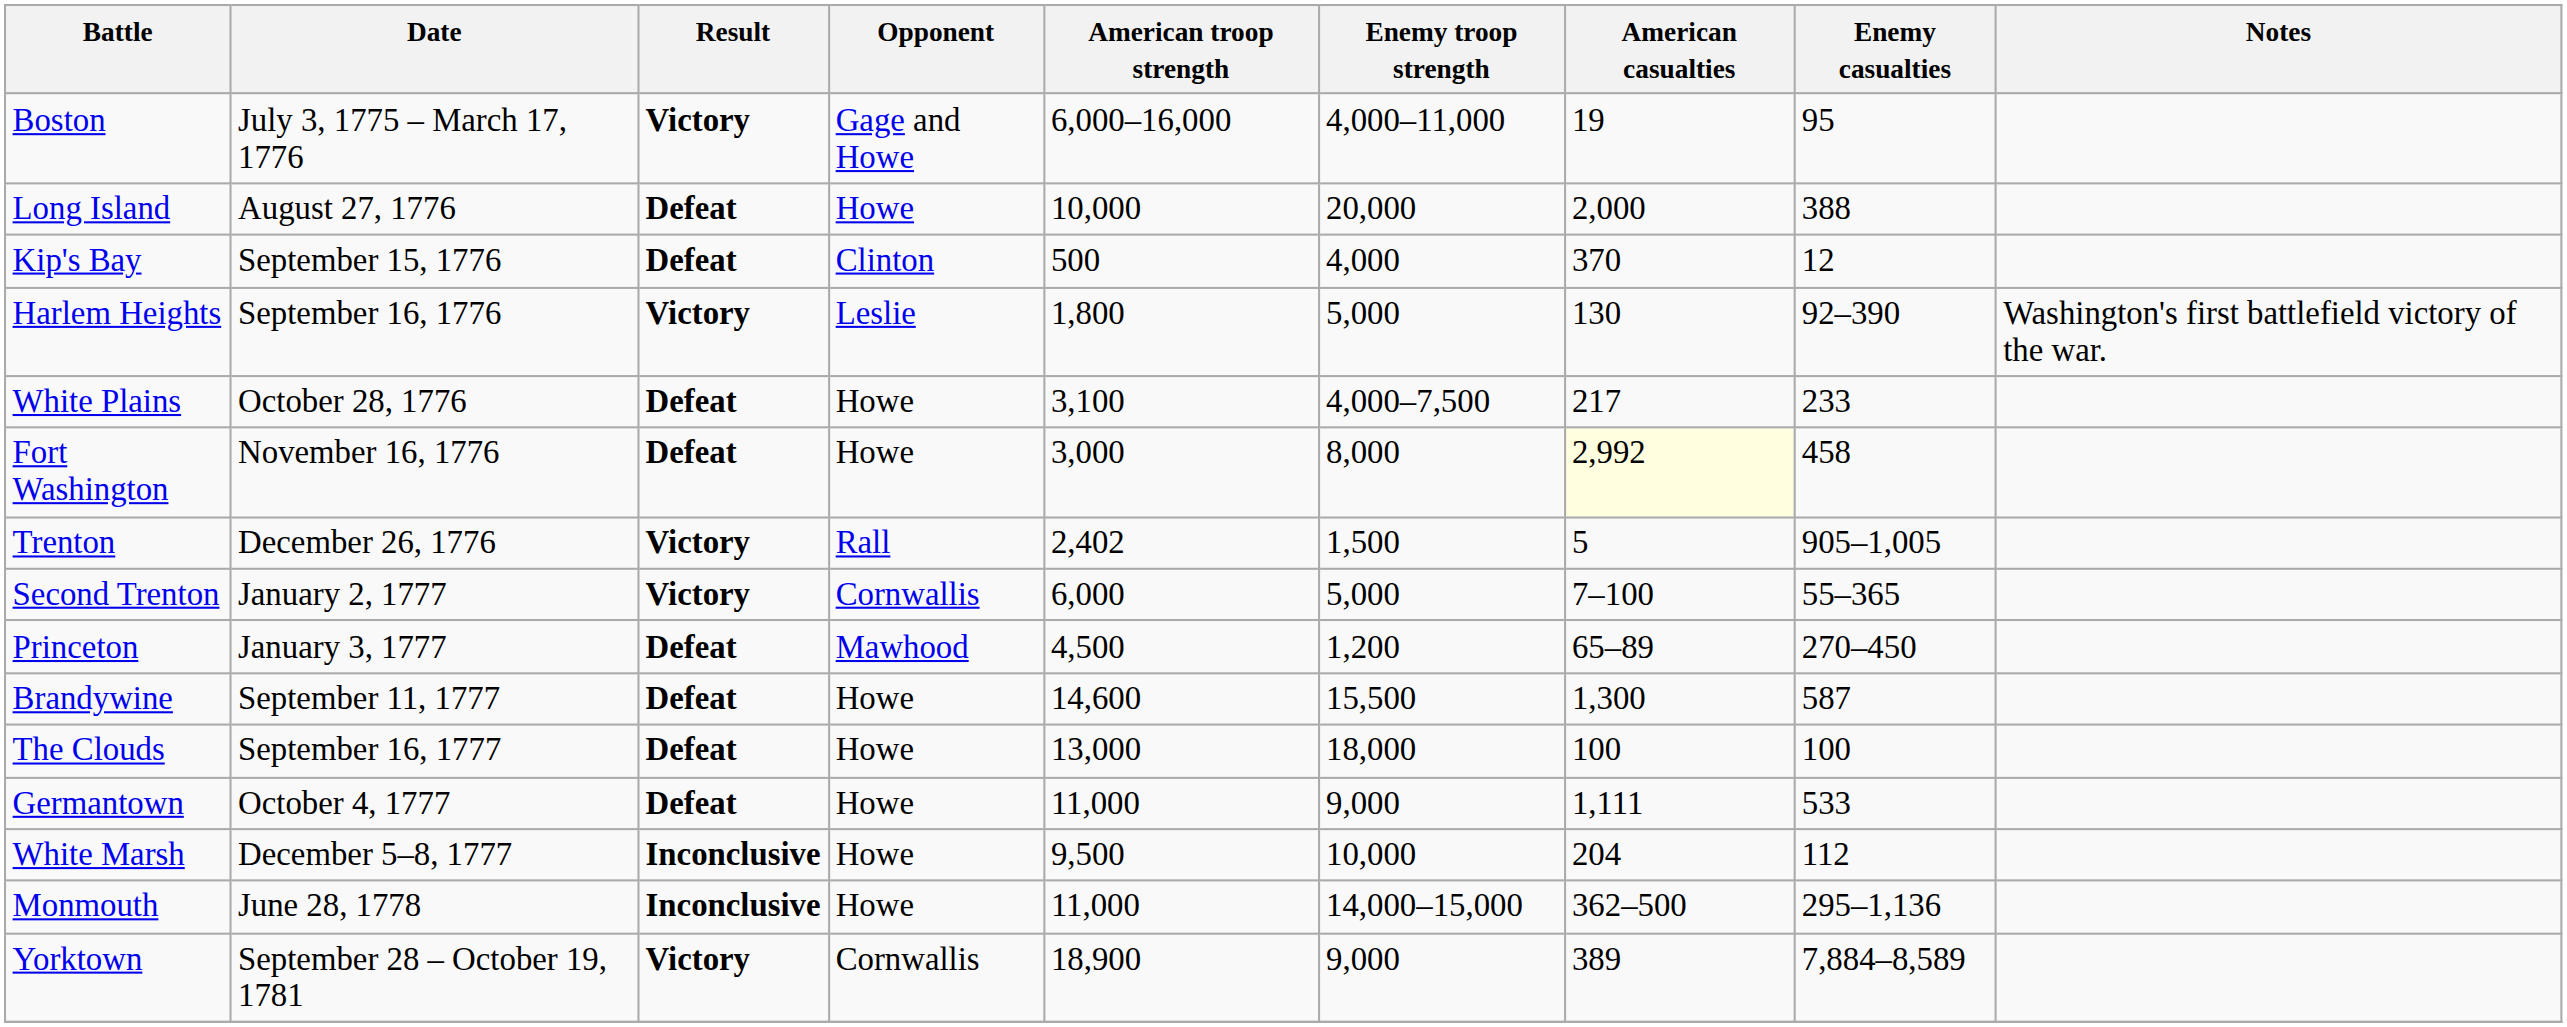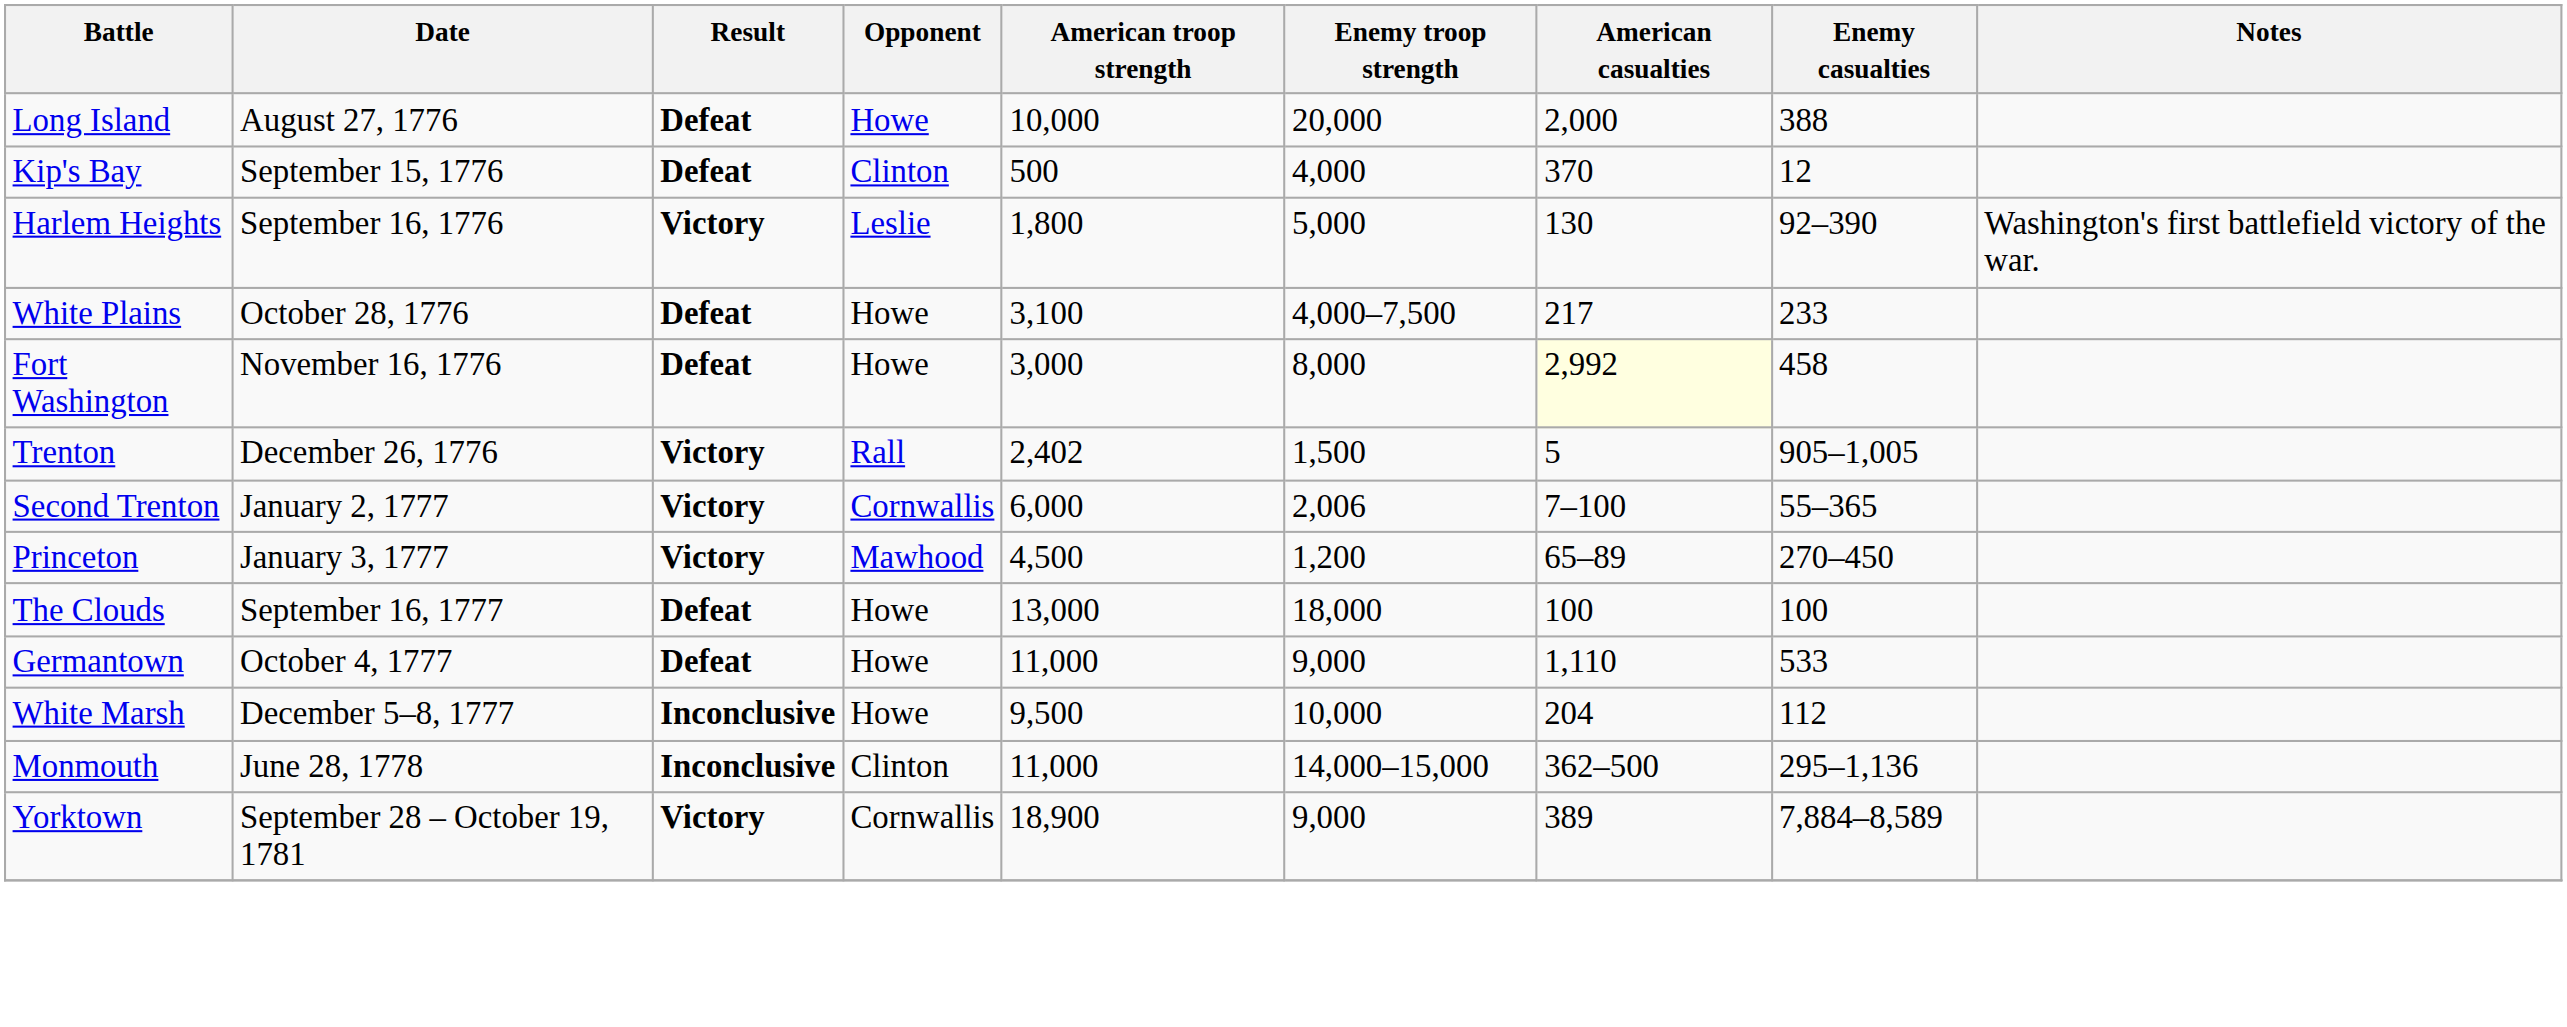- row: (59, 119)
(1363, 594) 5,000 -> (1329, 505) 2,006
(691, 646) Defeat -> (713, 557) Victory
- row: (93, 698)
(1608, 802) 1,111 -> (1580, 661) 1,110
(875, 906) Howe -> (900, 765) Clinton
